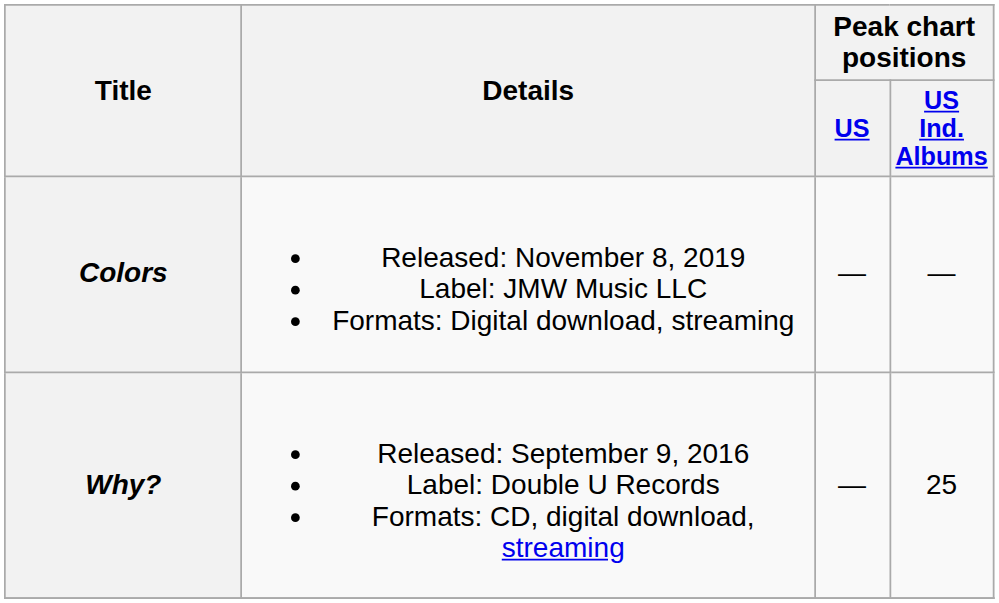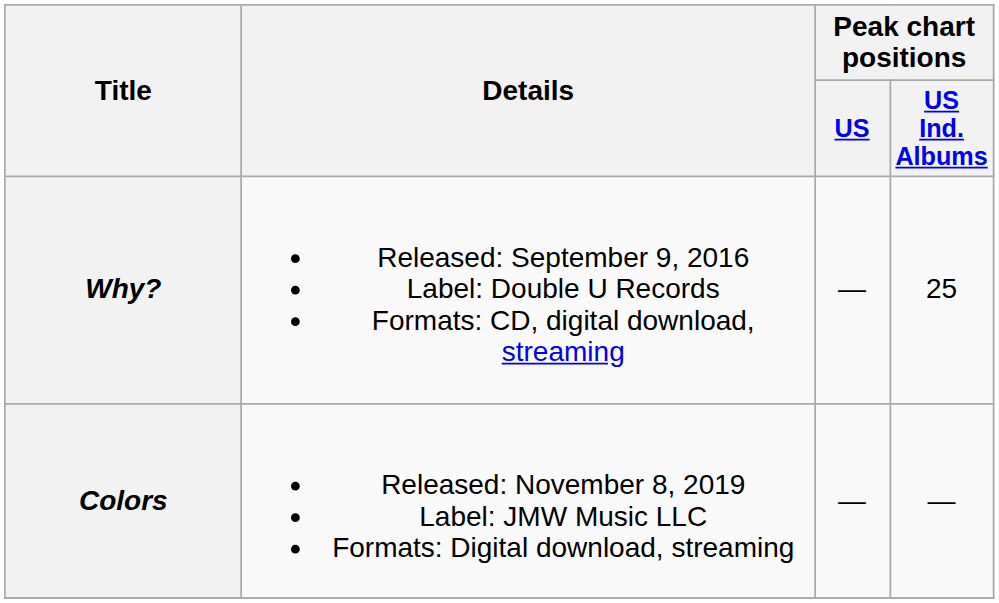rows swapped: (123, 484) <-> (123, 273)
